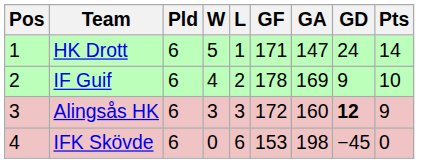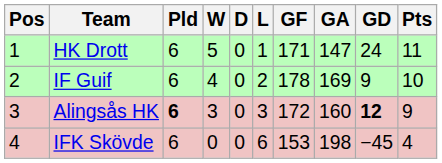+ column: (241, 19)
(390, 50) 14 -> (412, 50) 11
(173, 111) normal -> (173, 111) bold
(385, 142) 0 -> (407, 142) 4
